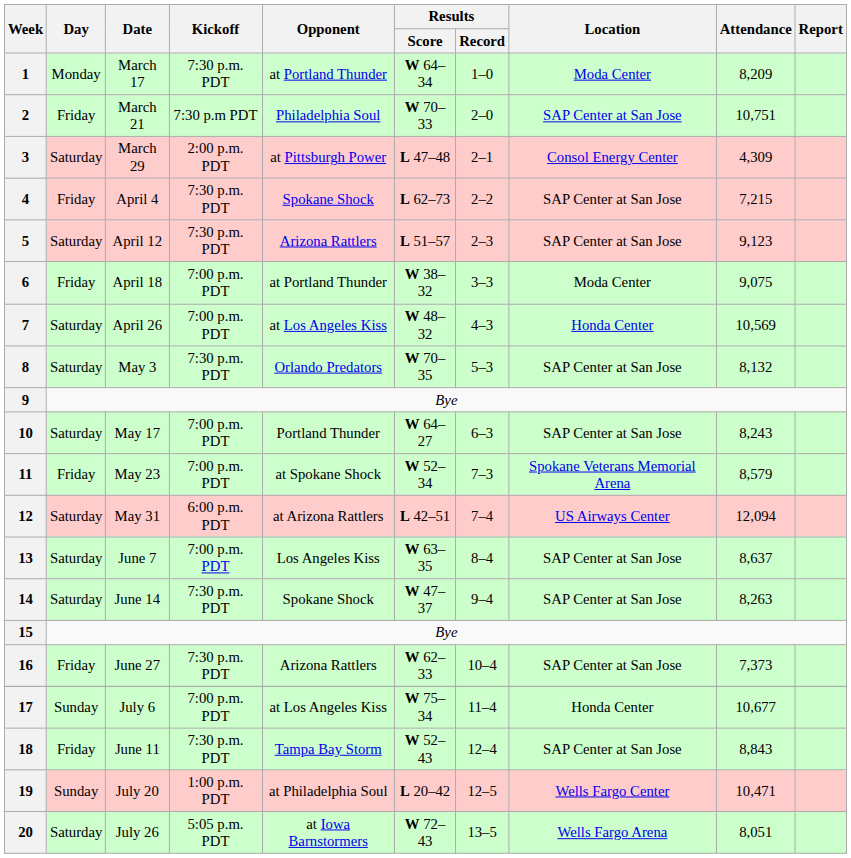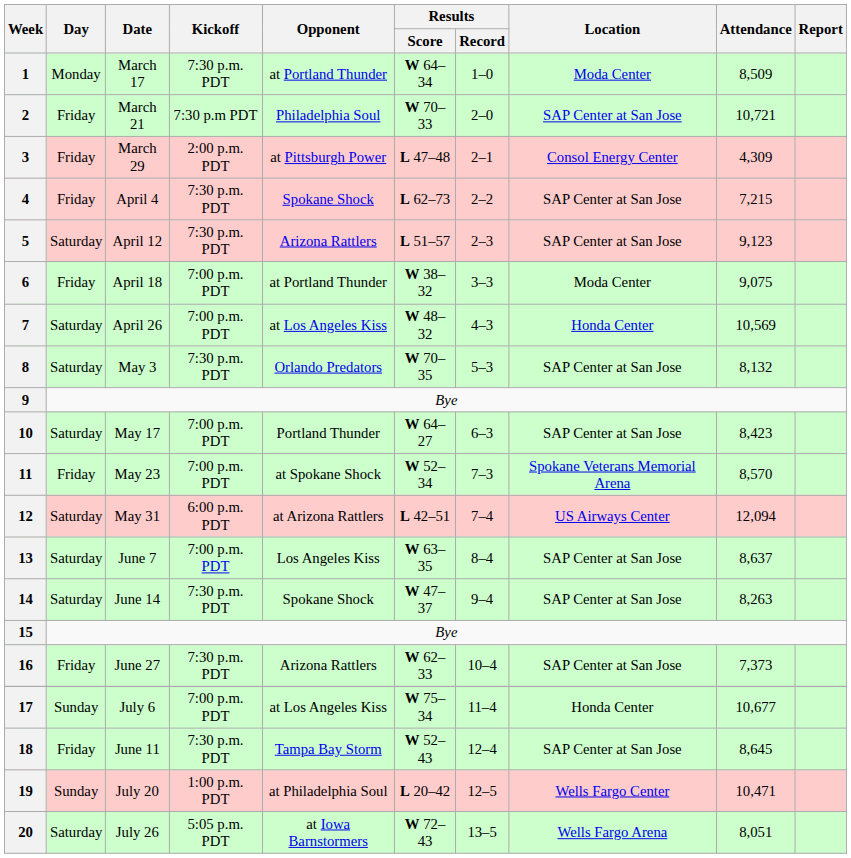(756, 74) 8,209 -> (756, 74) 8,509
(756, 115) 10,751 -> (756, 115) 10,721
(76, 157) Saturday -> (76, 157) Friday
(756, 432) 8,243 -> (756, 432) 8,423
(756, 474) 8,579 -> (756, 474) 8,570
(756, 749) 8,843 -> (756, 749) 8,645
